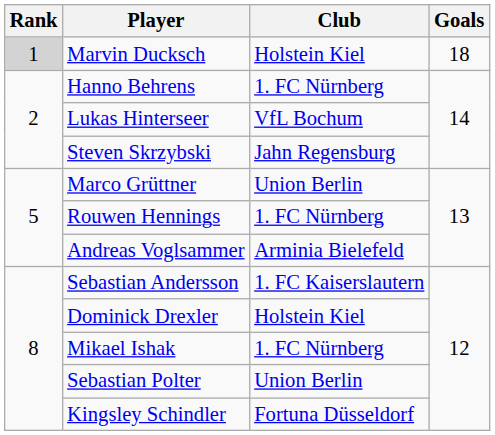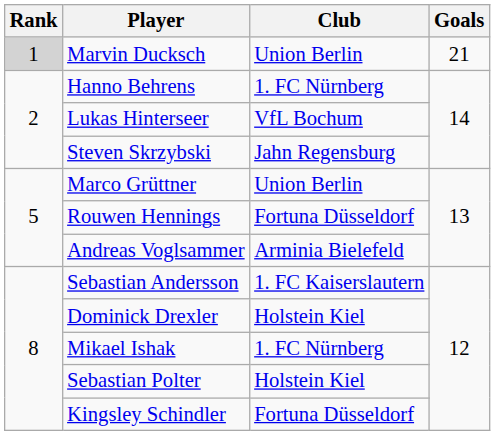(309, 53) Holstein Kiel -> (308, 53) Union Berlin
(459, 53) 18 -> (459, 53) 21
(319, 217) 1. FC Nürnberg -> (334, 217) Fortuna Düsseldorf
(308, 380) Union Berlin -> (309, 380) Holstein Kiel
